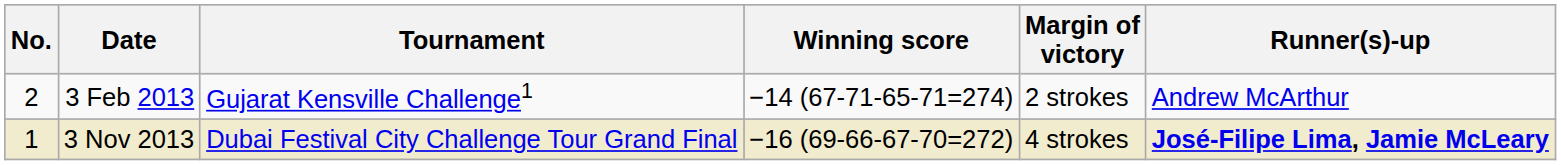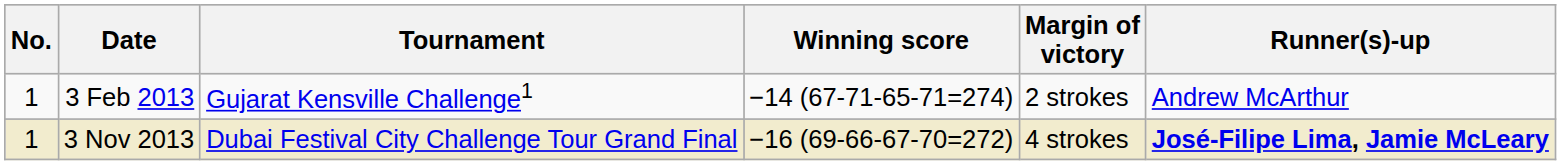(31, 97) 2 -> (31, 97) 1
